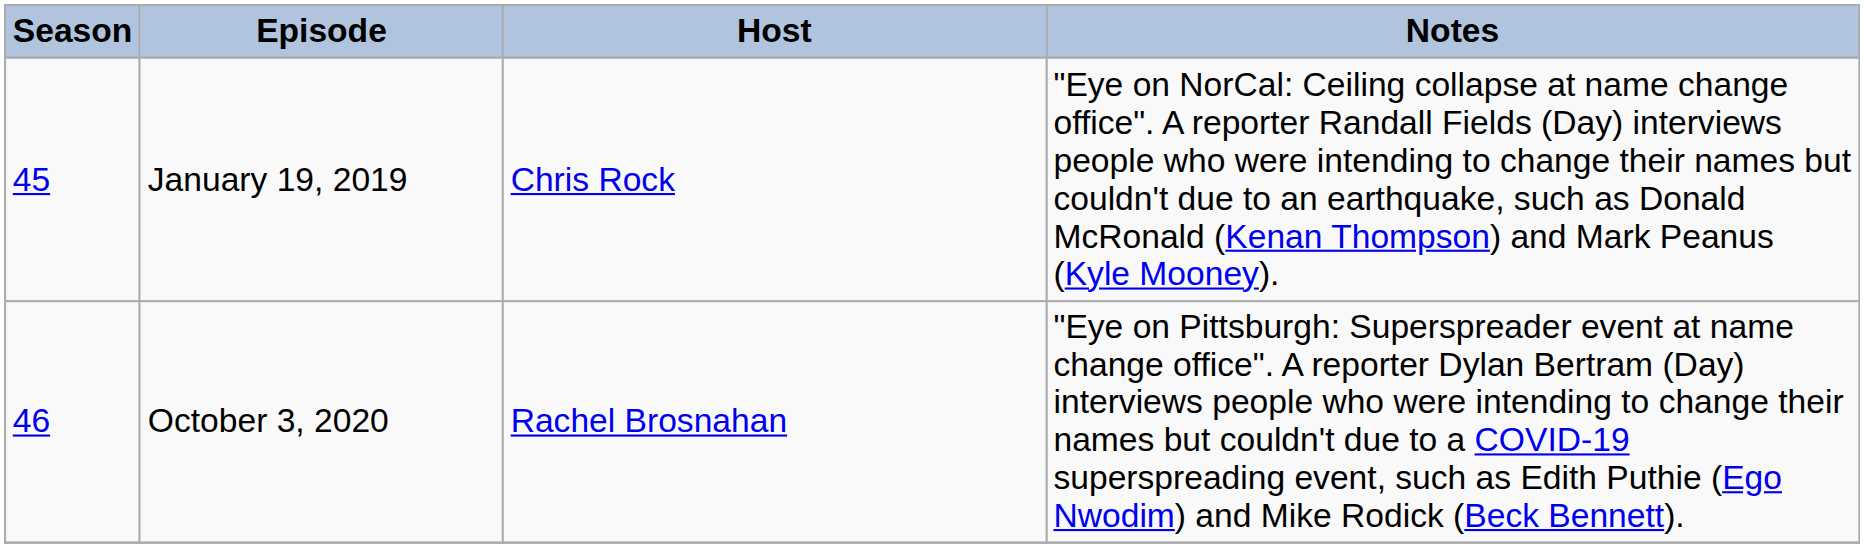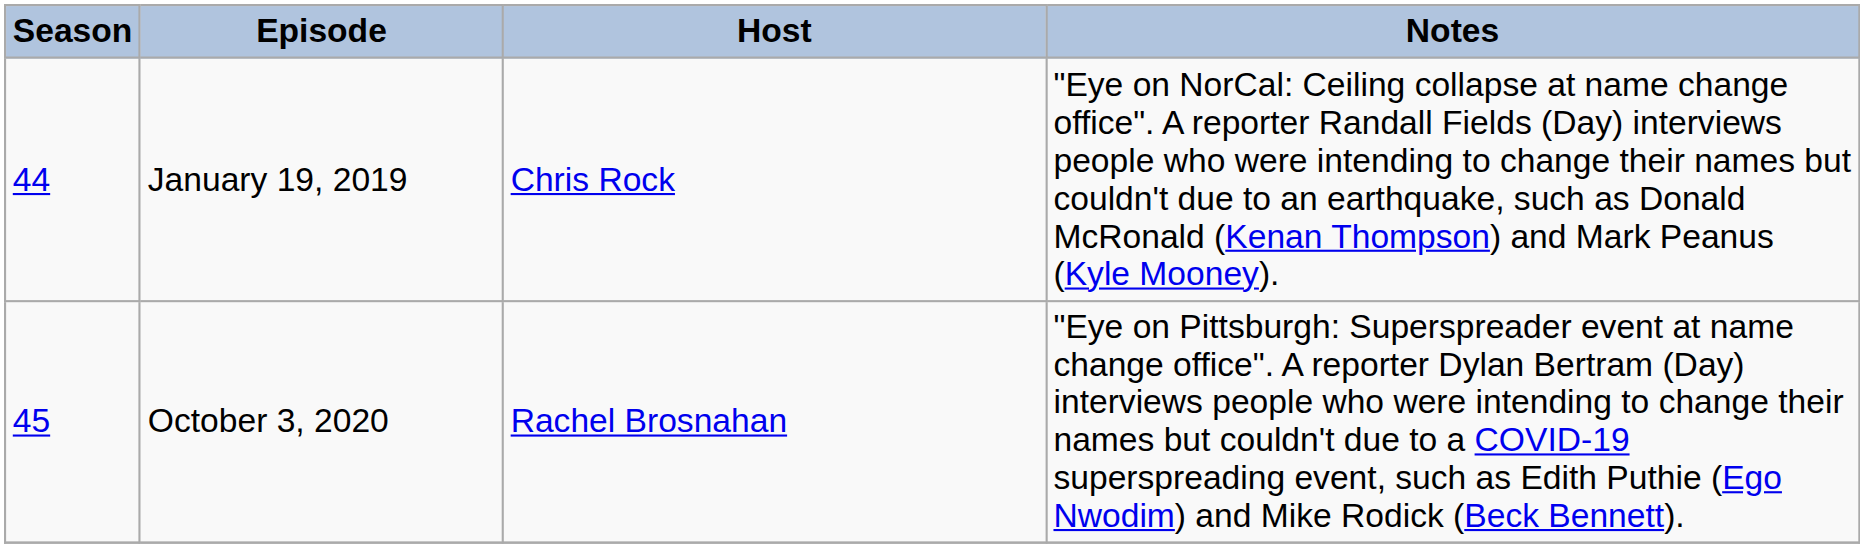(31, 178) 45 -> (31, 178) 44
(31, 421) 46 -> (31, 421) 45
